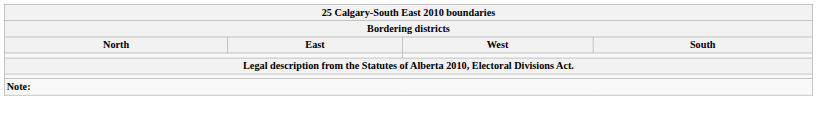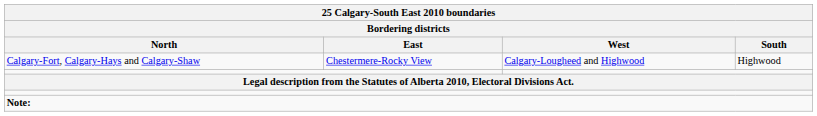+ row: (103, 61)
